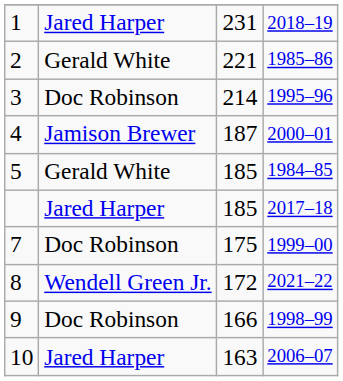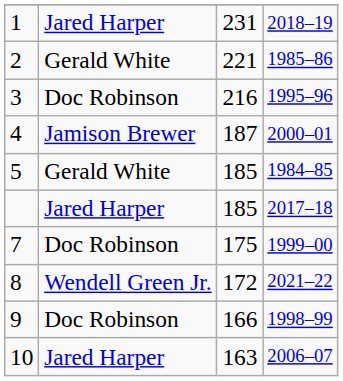(240, 97) 214 -> (240, 97) 216
